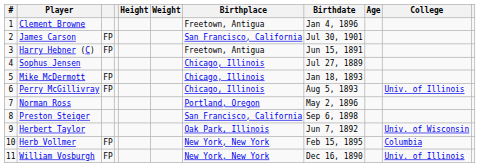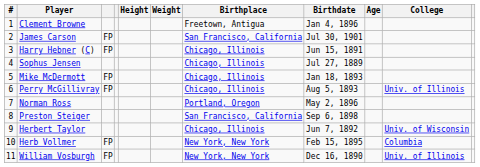(224, 50) Freetown, Antigua -> (224, 50) Chicago, Illinois
(227, 129) Oak Park, Illinois -> (224, 129) Chicago, Illinois
